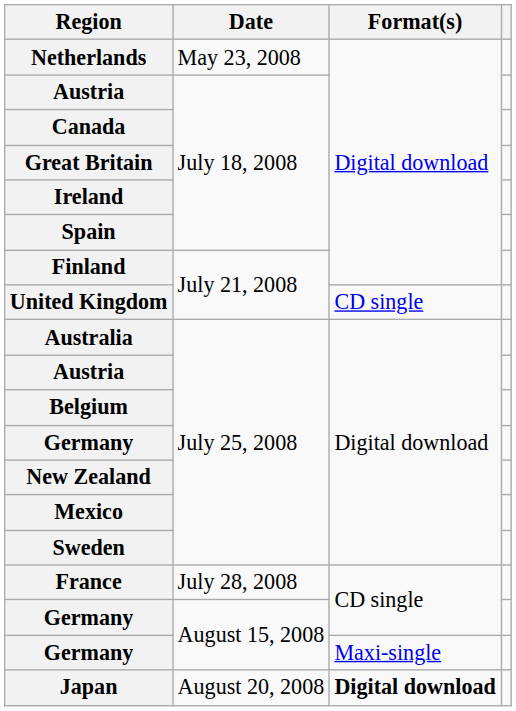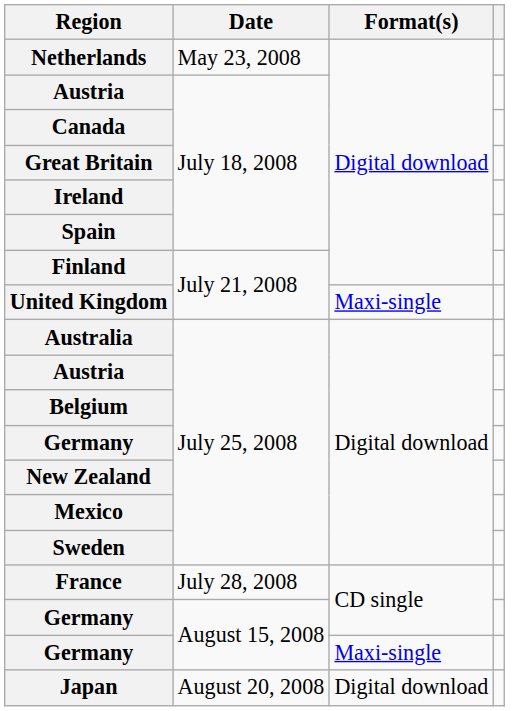(379, 302) CD single -> (388, 302) Maxi-single
(415, 687) bold -> (411, 687) normal
